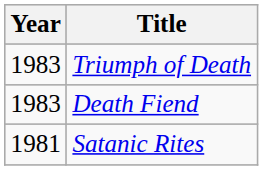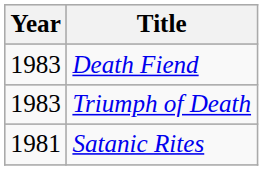rows swapped: (136, 104) <-> (162, 64)
